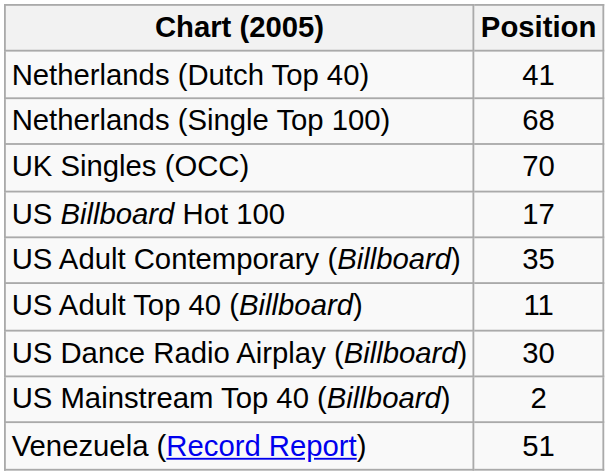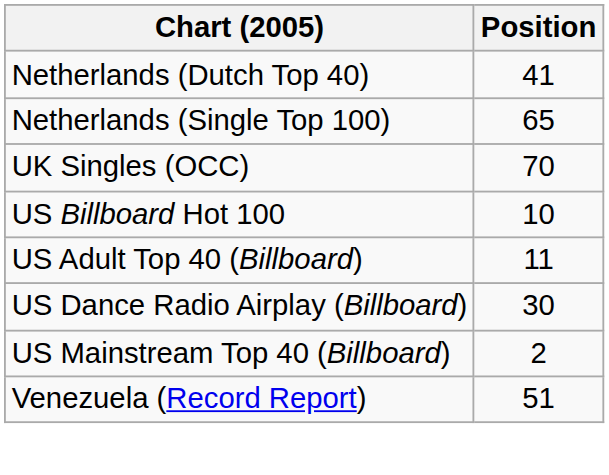(539, 120) 68 -> (539, 120) 65
(539, 213) 17 -> (539, 213) 10
- row: (236, 259)
